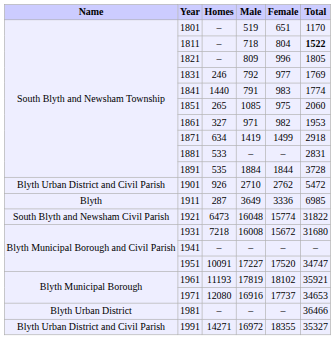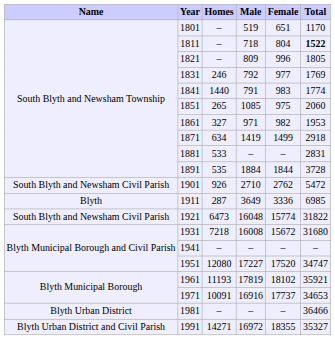(91, 185) Blyth Urban District and Civil Parish -> (91, 185) South Blyth and Newsham Civil Parish
(219, 264) 10091 -> (219, 264) 12080
(219, 295) 12080 -> (219, 295) 10091
